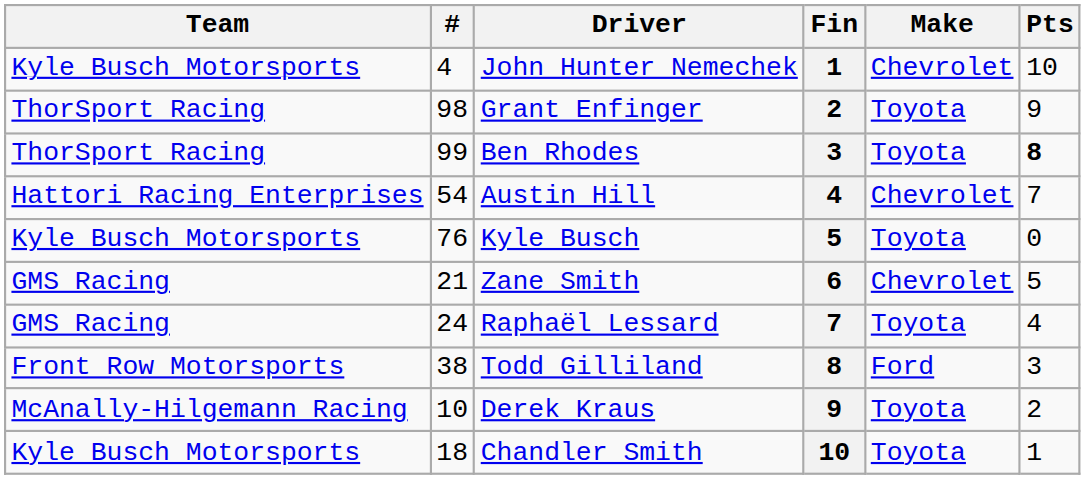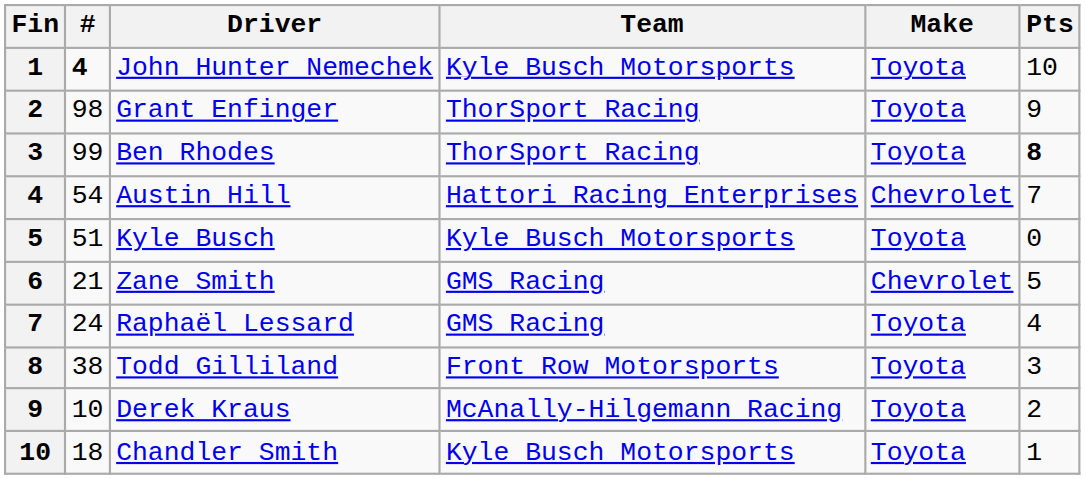columns swapped: (834, 27) <-> (218, 27)
(444, 69) normal -> (80, 69) bold
(942, 69) Chevrolet -> (918, 69) Toyota
(452, 240) 76 -> (88, 240) 51
(903, 368) Ford -> (918, 368) Toyota
